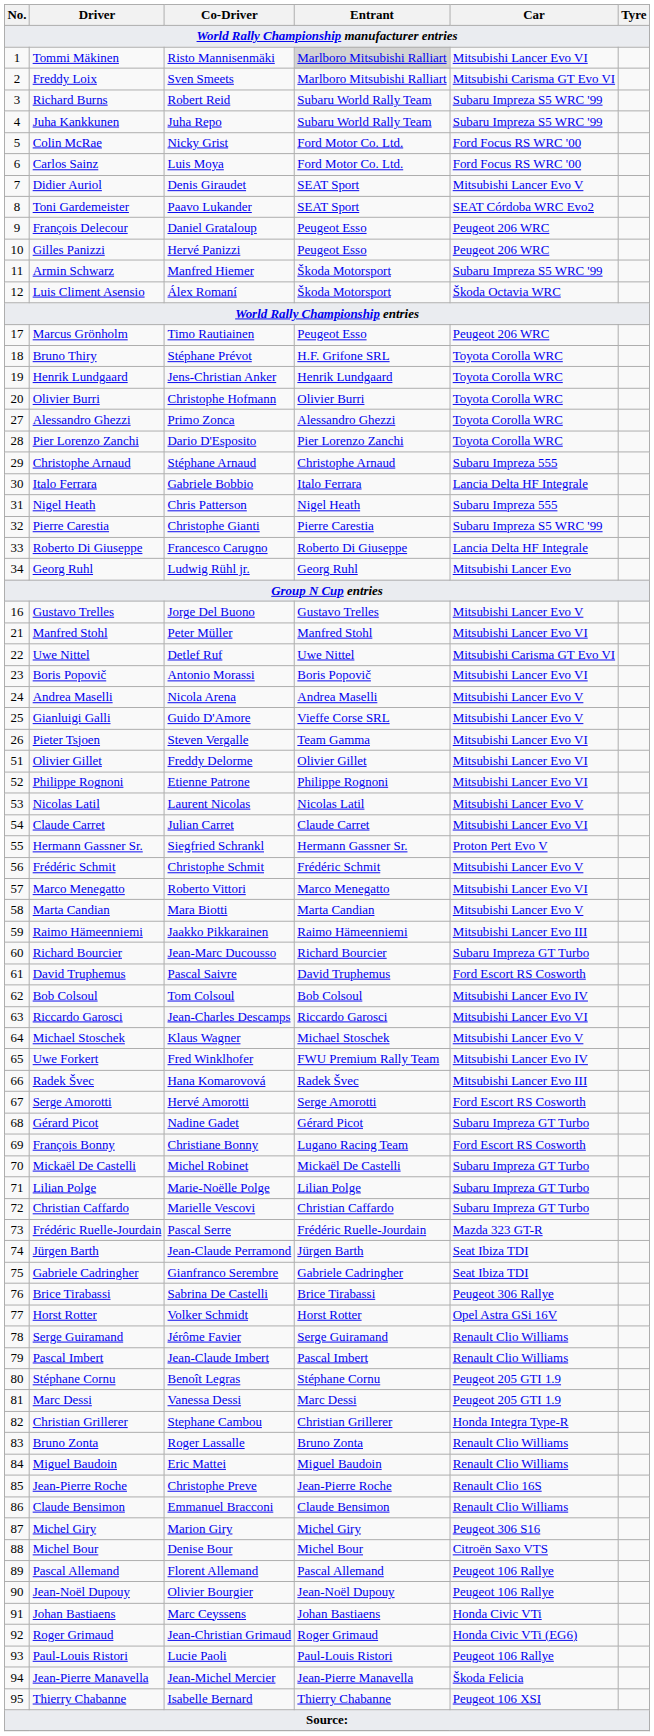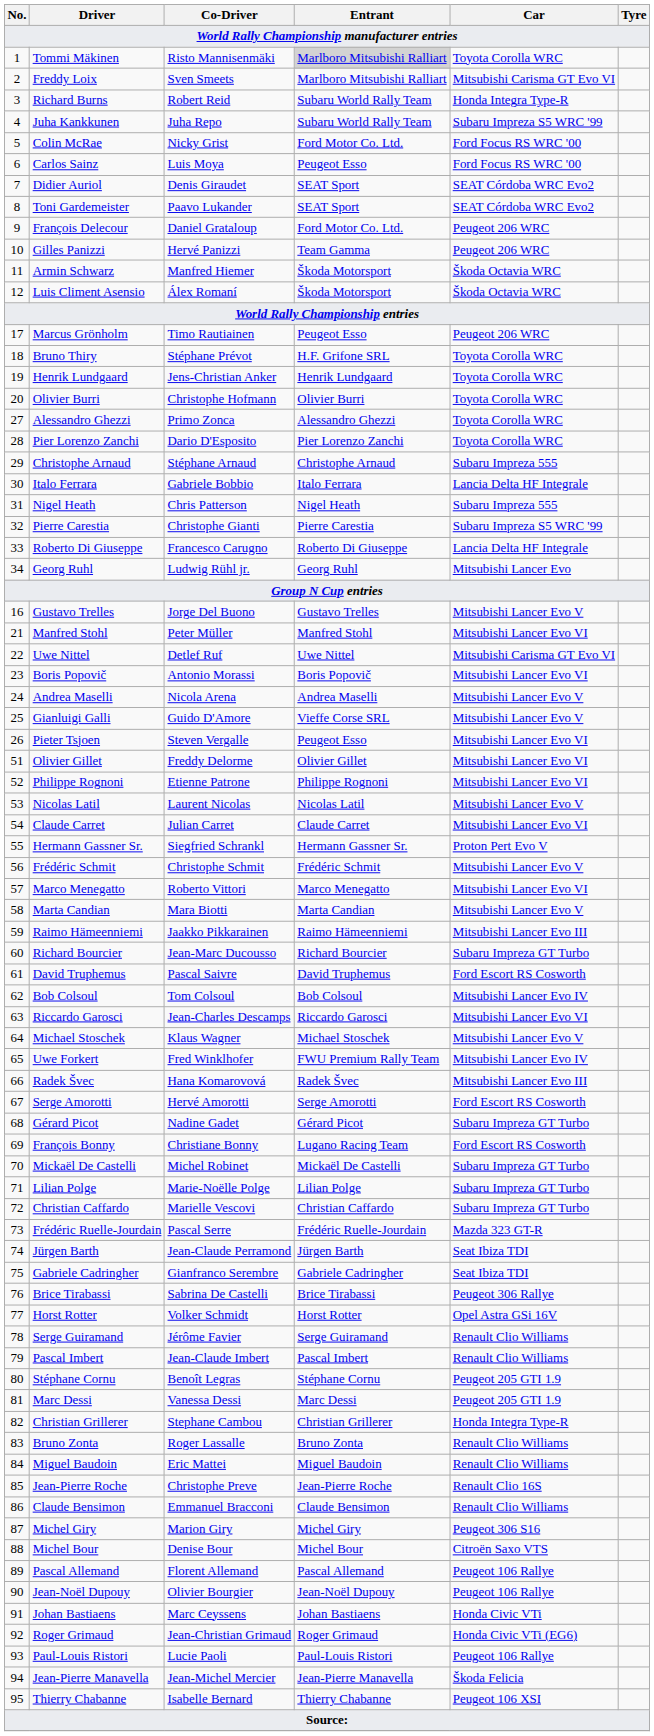(520, 57) Mitsubishi Lancer Evo VI -> (508, 57) Toyota Corolla WRC
(528, 100) Subaru Impreza S5 WRC '99 -> (511, 100) Honda Integra Type-R
(350, 163) Ford Motor Co. Ltd. -> (332, 163) Peugeot Esso
(518, 185) Mitsubishi Lancer Evo V -> (523, 185) SEAT Córdoba WRC Evo2
(332, 227) Peugeot Esso -> (350, 227) Ford Motor Co. Ltd.
(332, 249) Peugeot Esso -> (334, 249) Team Gamma
(528, 270) Subaru Impreza S5 WRC '99 -> (507, 270) Škoda Octavia WRC
(334, 739) Team Gamma -> (332, 739) Peugeot Esso
